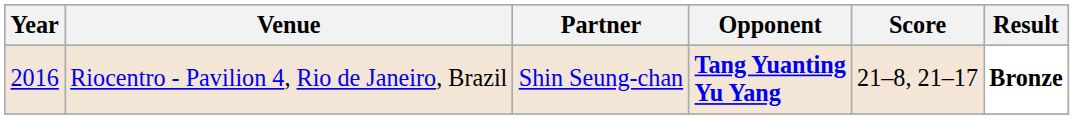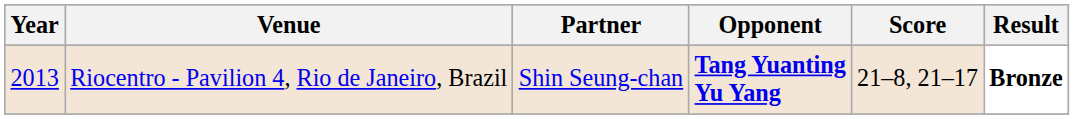(35, 79) 2016 -> (35, 79) 2013
